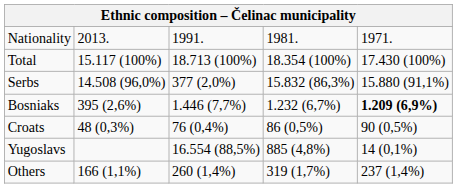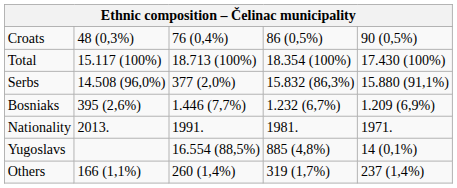rows swapped: (39, 37) <-> (26, 127)
(399, 104) bold -> (398, 104) normal
